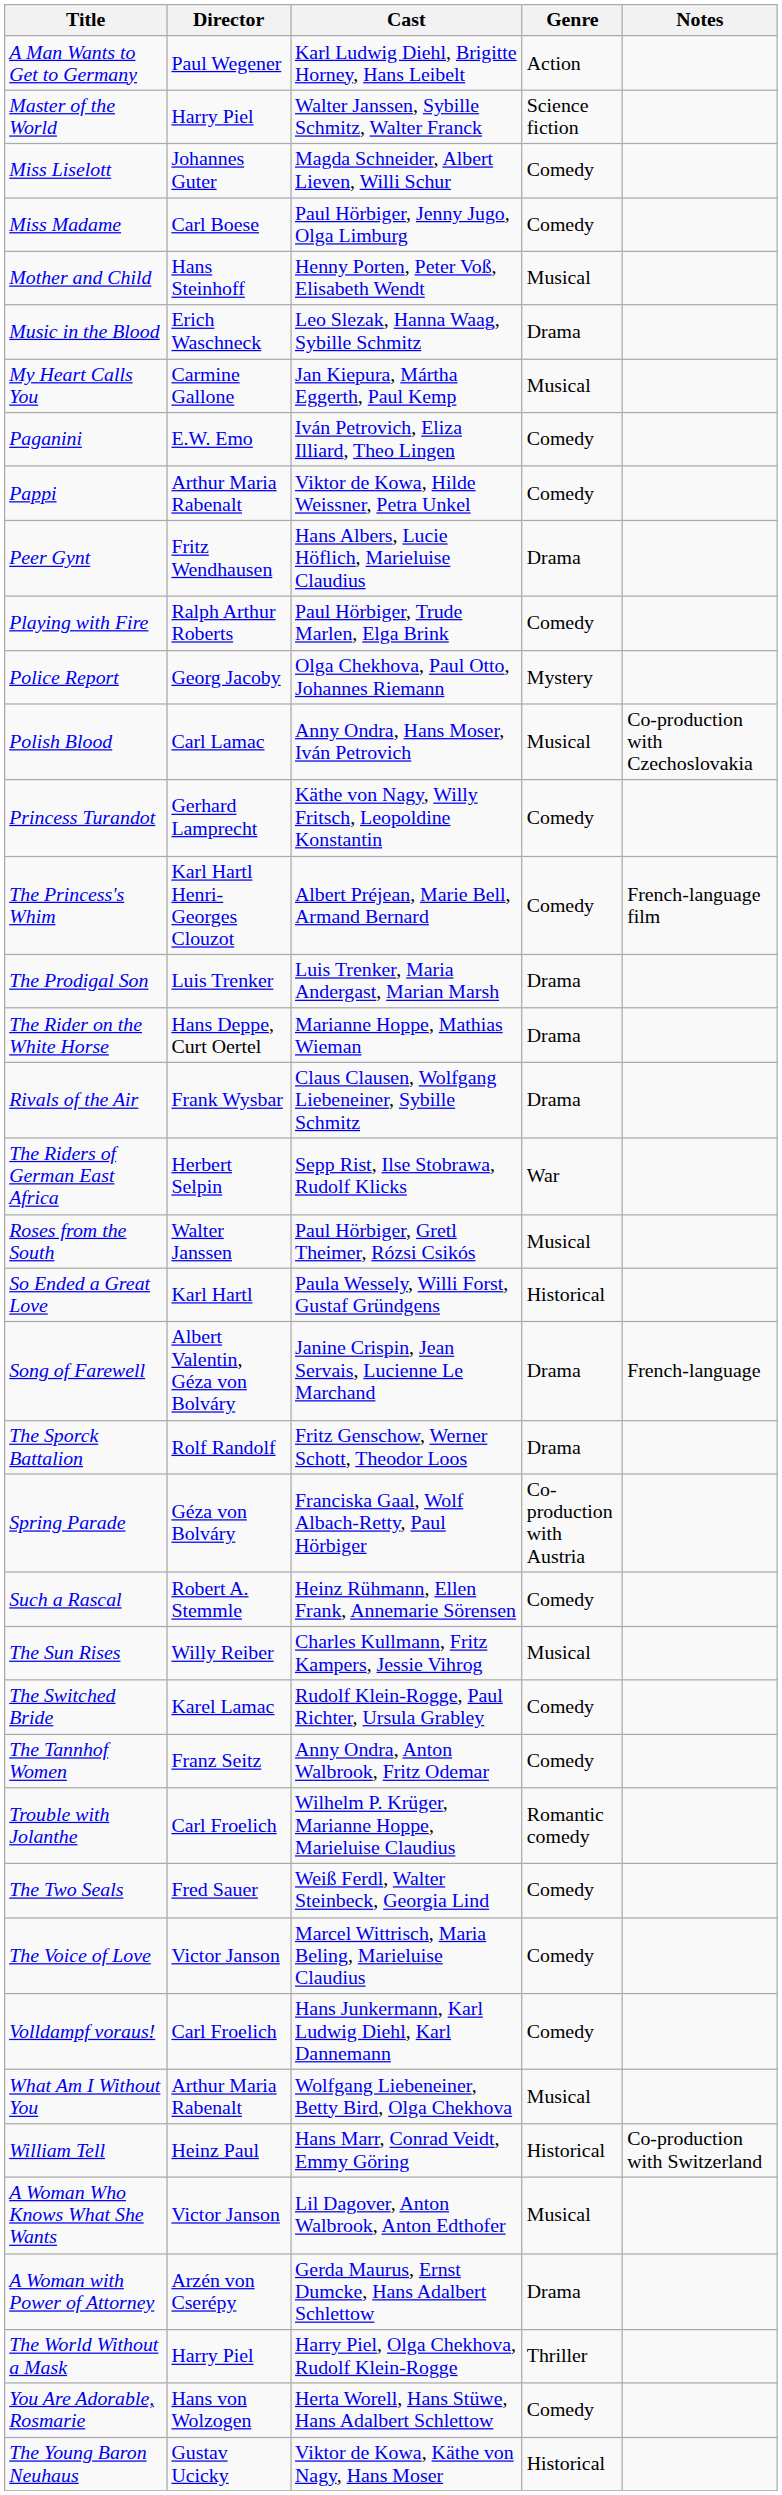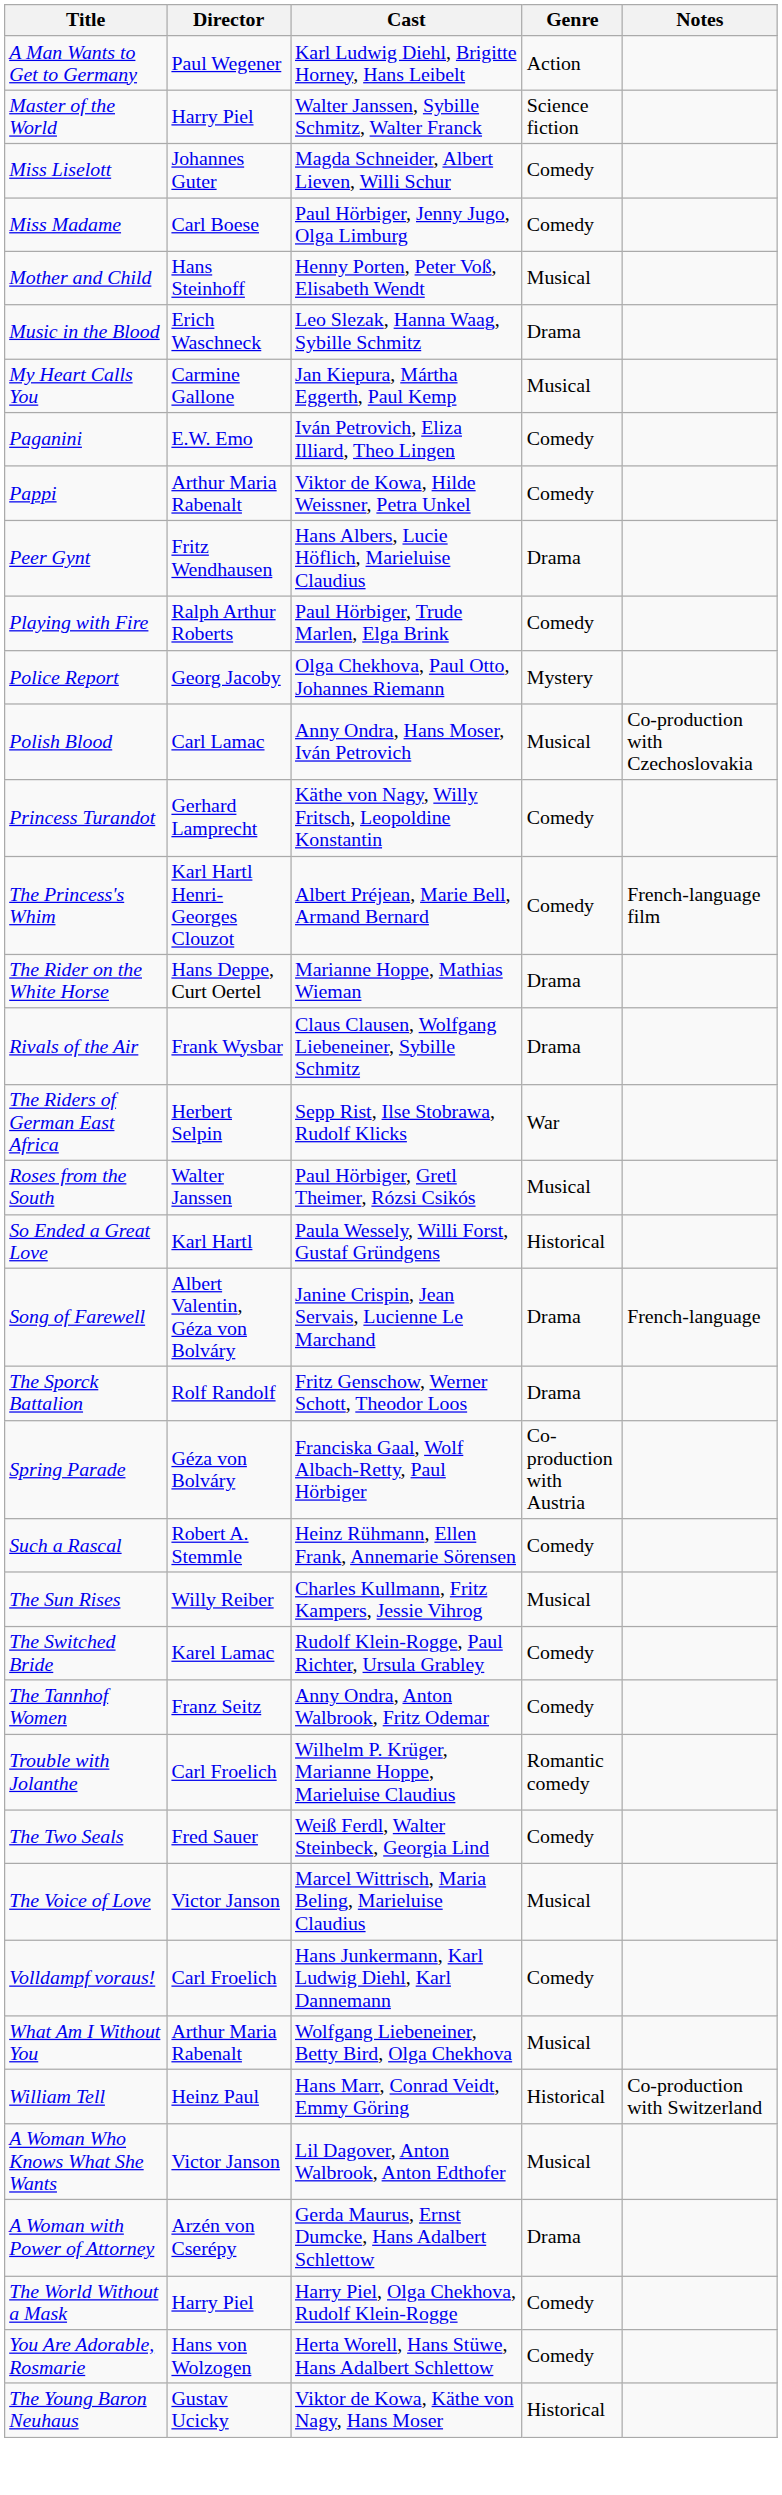- row: (79, 981)
(560, 1955) Comedy -> (559, 1901) Musical
(557, 2356) Thriller -> (560, 2302) Comedy
